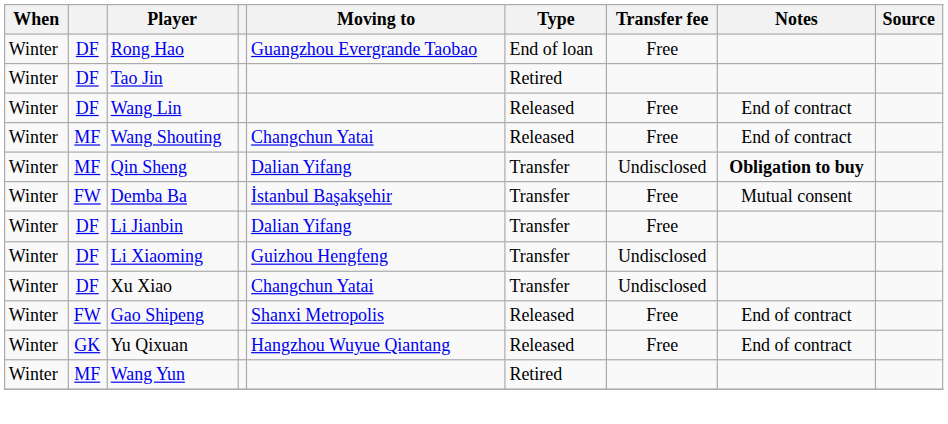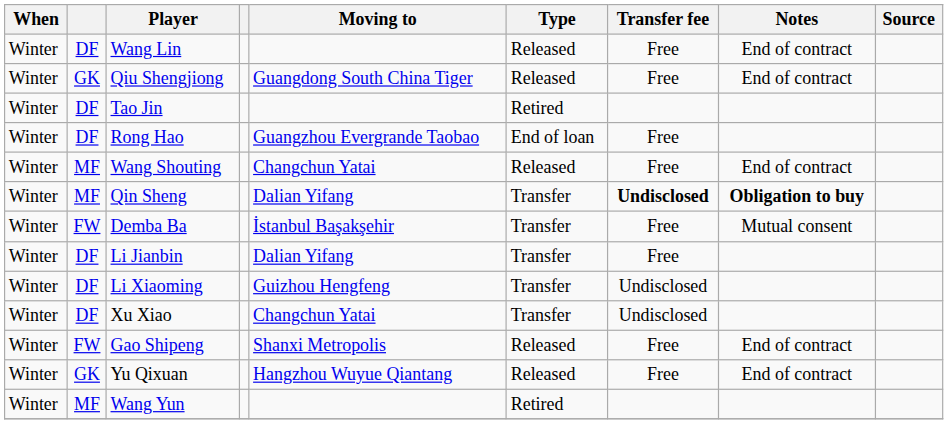rows swapped: (147, 49) <-> (146, 108)
+ row: (167, 78)
(662, 167) normal -> (663, 196) bold
